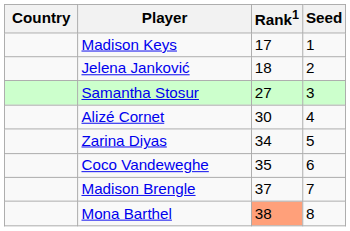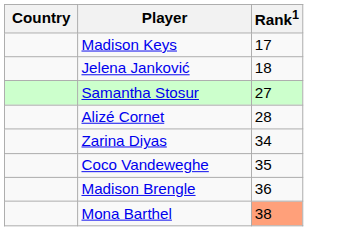- column: (324, 18)
(263, 117) 30 -> (263, 117) 28
(263, 189) 37 -> (263, 189) 36
